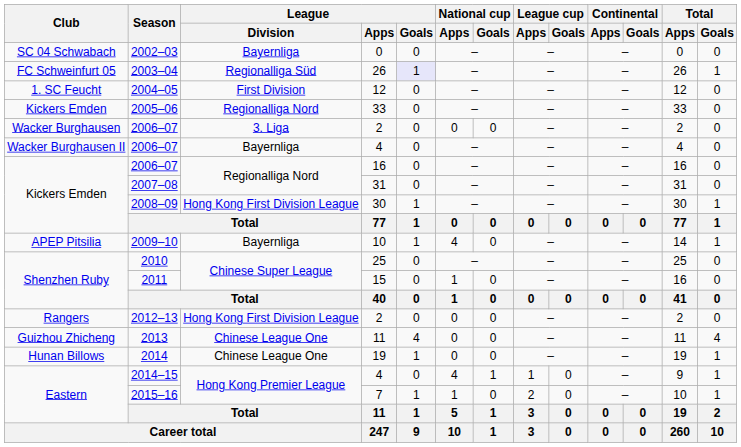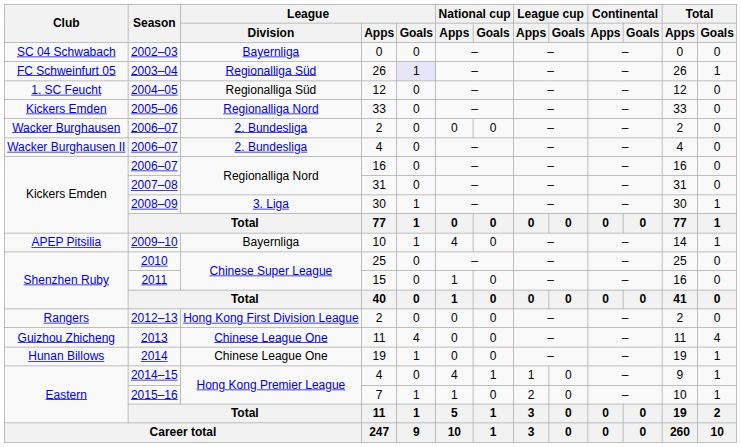(271, 90) First Division -> (271, 90) Regionalliga Süd
(271, 128) 3. Liga -> (271, 128) 2. Bundesliga
(271, 147) Bayernliga -> (271, 147) 2. Bundesliga
(271, 204) Hong Kong First Division League -> (271, 204) 3. Liga
